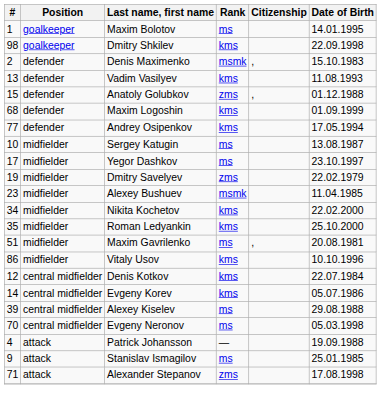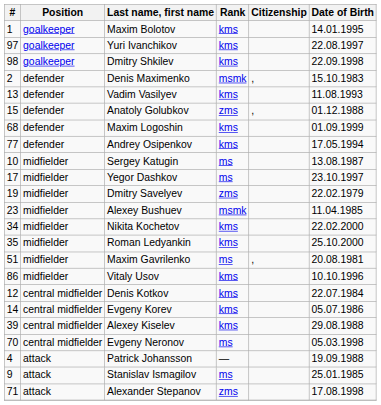(226, 29) ms -> (228, 29) kms
+ row: (142, 45)
(226, 309) ms -> (228, 326) kms
